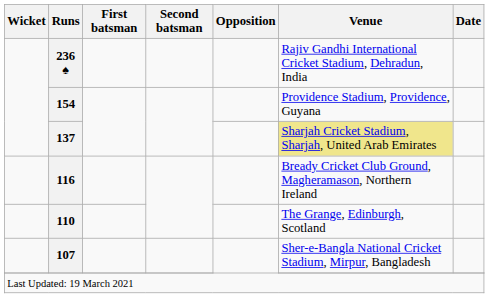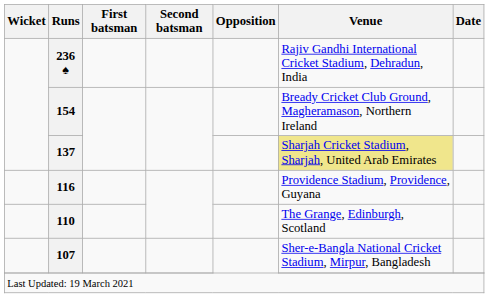(366, 104) Providence Stadium, Providence, Guyana -> (356, 111) Bready Cricket Club Ground, Magheramason, Northern Ireland
(356, 180) Bready Cricket Club Ground, Magheramason, Northern Ireland -> (366, 187) Providence Stadium, Providence, Guyana
